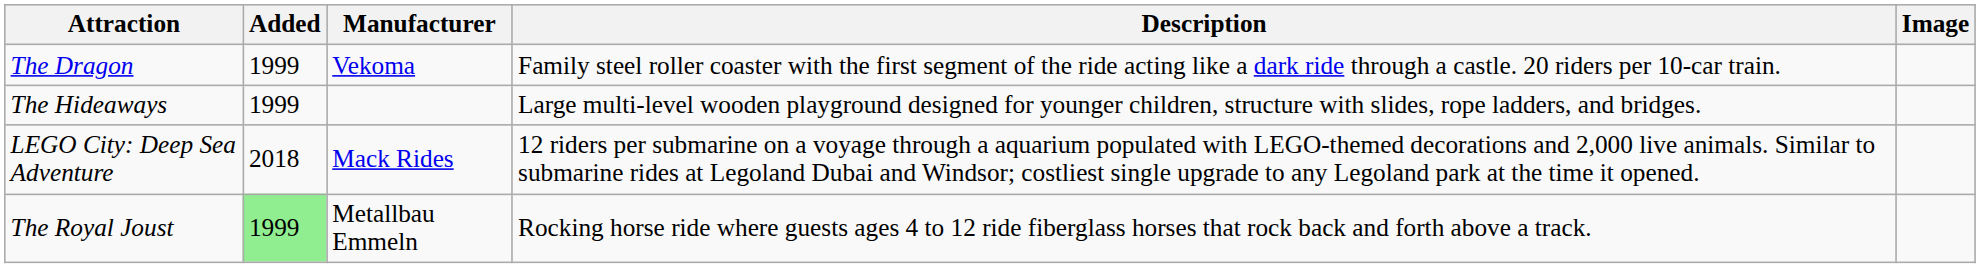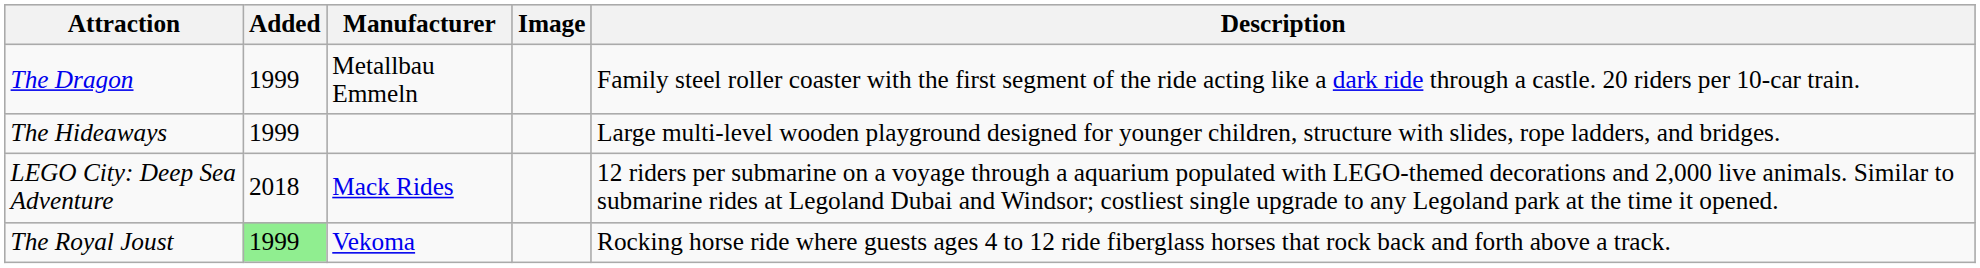columns swapped: (1936, 24) <-> (1204, 24)
(374, 64) Vekoma -> (383, 78) Metallbau Emmeln
(383, 227) Metallbau Emmeln -> (374, 241) Vekoma
